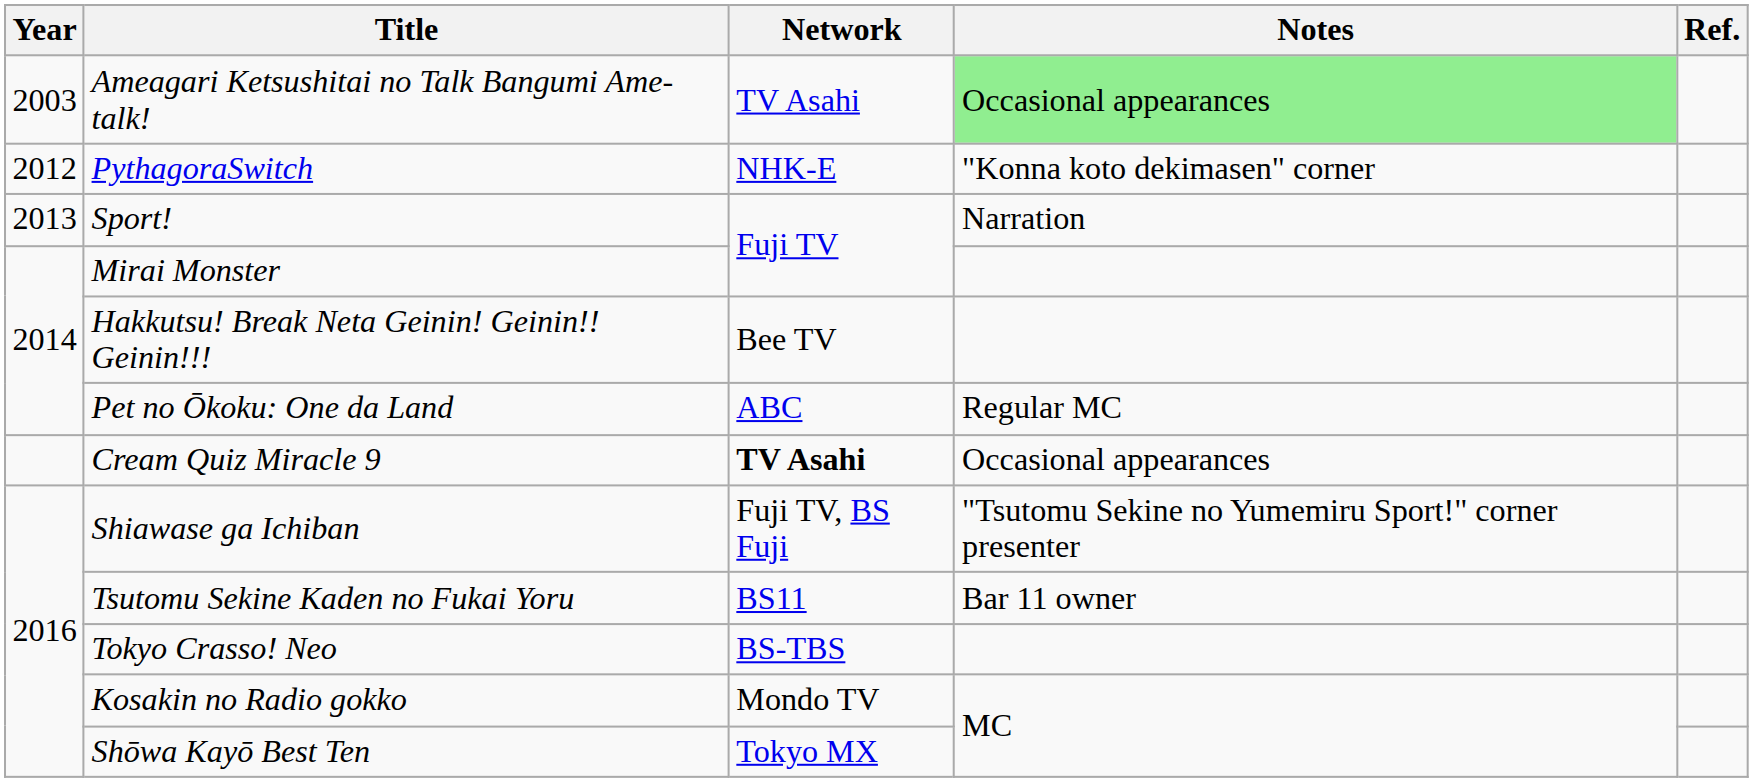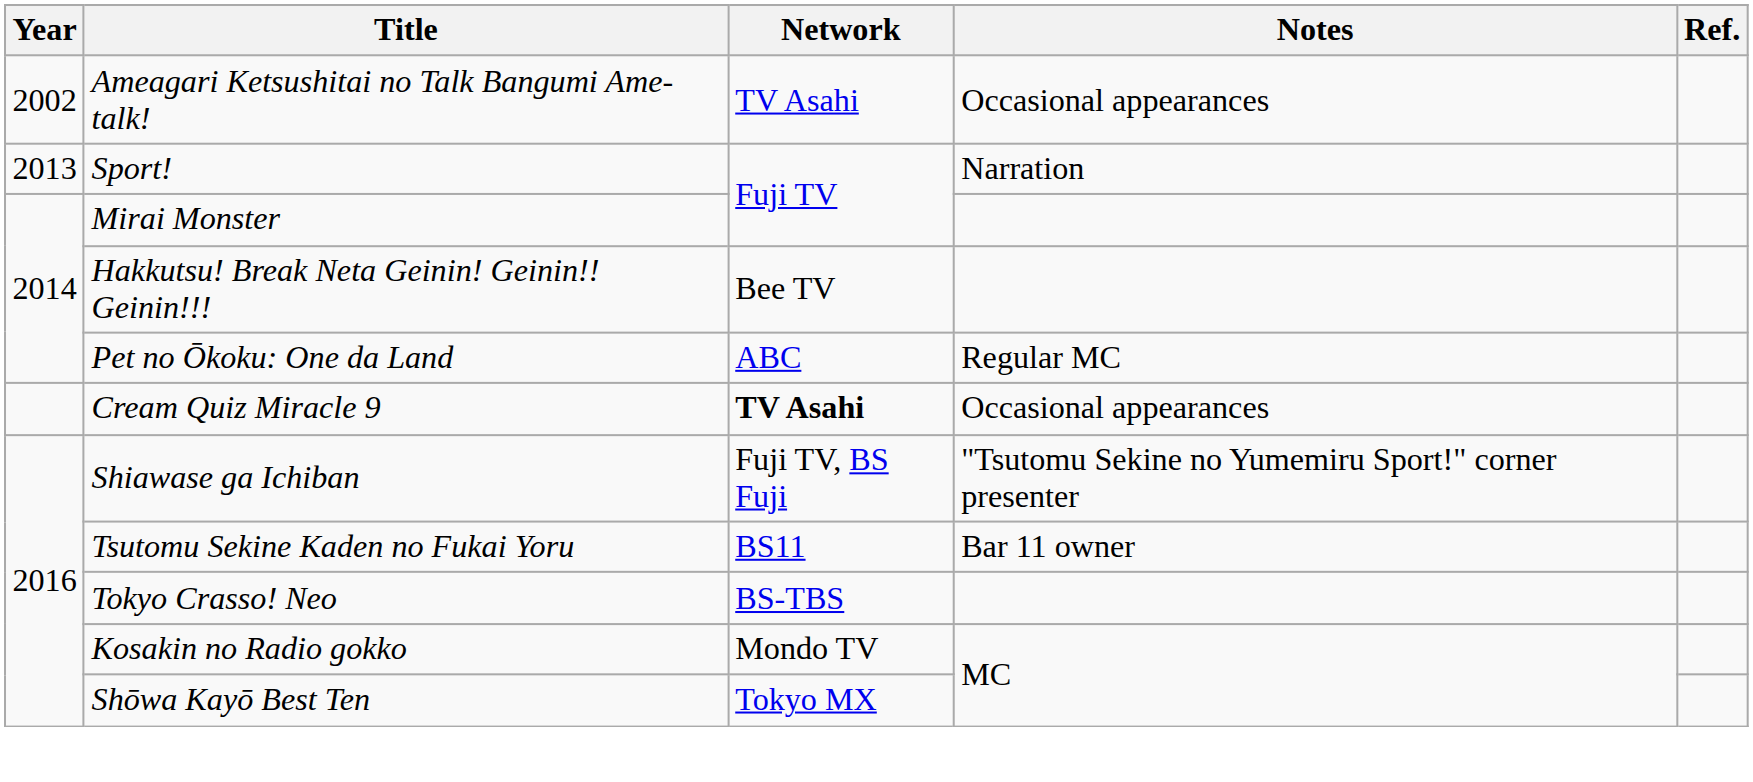(45, 99) 2003 -> (45, 99) 2002
(1116, 99) lightgreen background -> (1115, 99) no background
- row: (202, 168)
